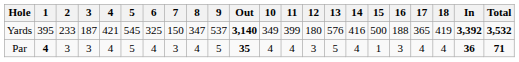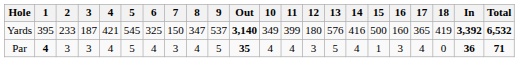(400, 30) 188 -> (400, 30) 160
(499, 30) 3,532 -> (499, 30) 6,532
(443, 48) 4 -> (443, 48) 0
